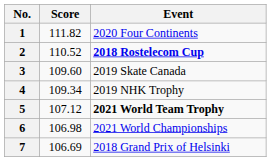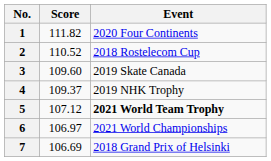(149, 52) bold -> (147, 52) normal
(65, 90) 109.34 -> (65, 90) 109.37
(65, 128) 106.98 -> (65, 128) 106.97
